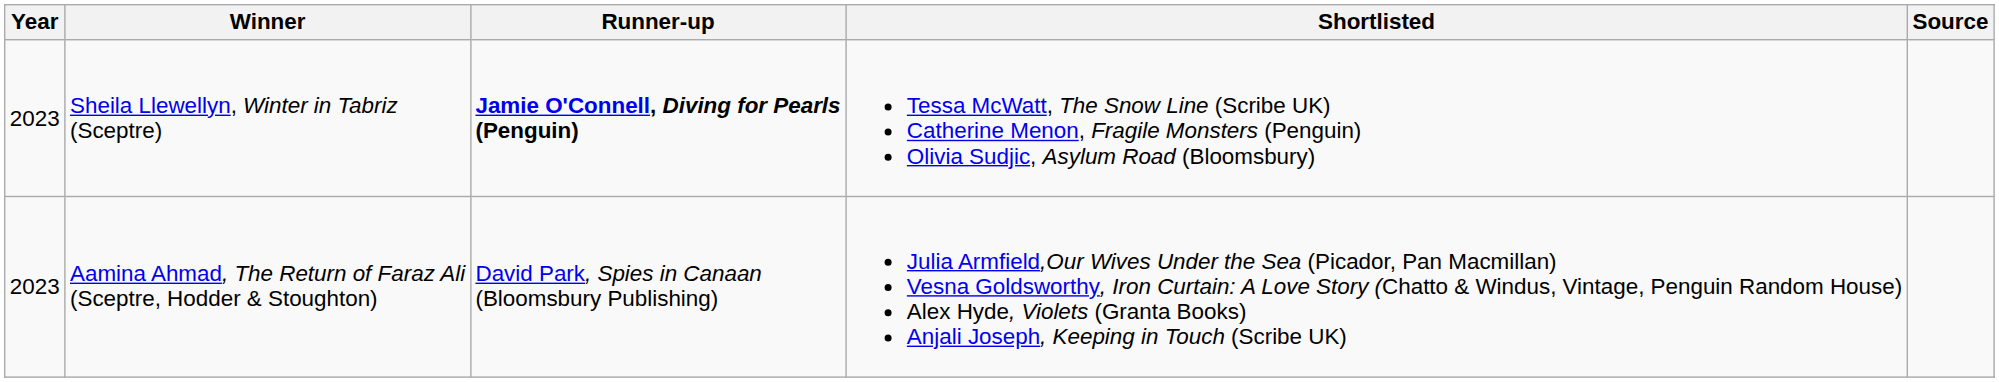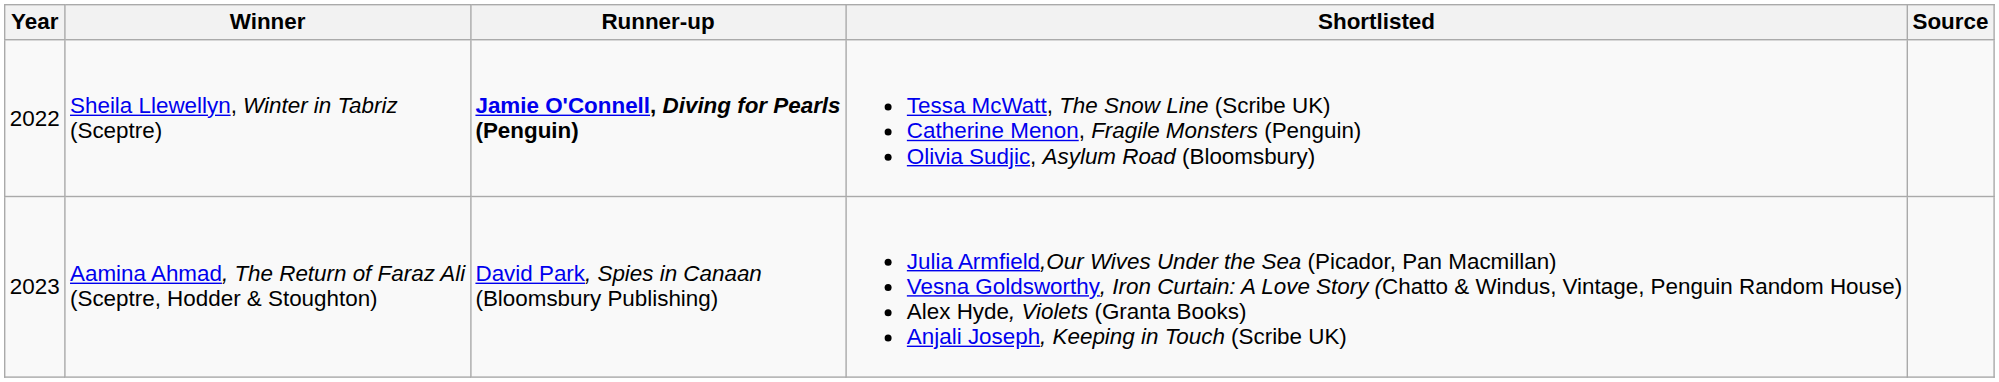(35, 117) 2023 -> (35, 117) 2022
